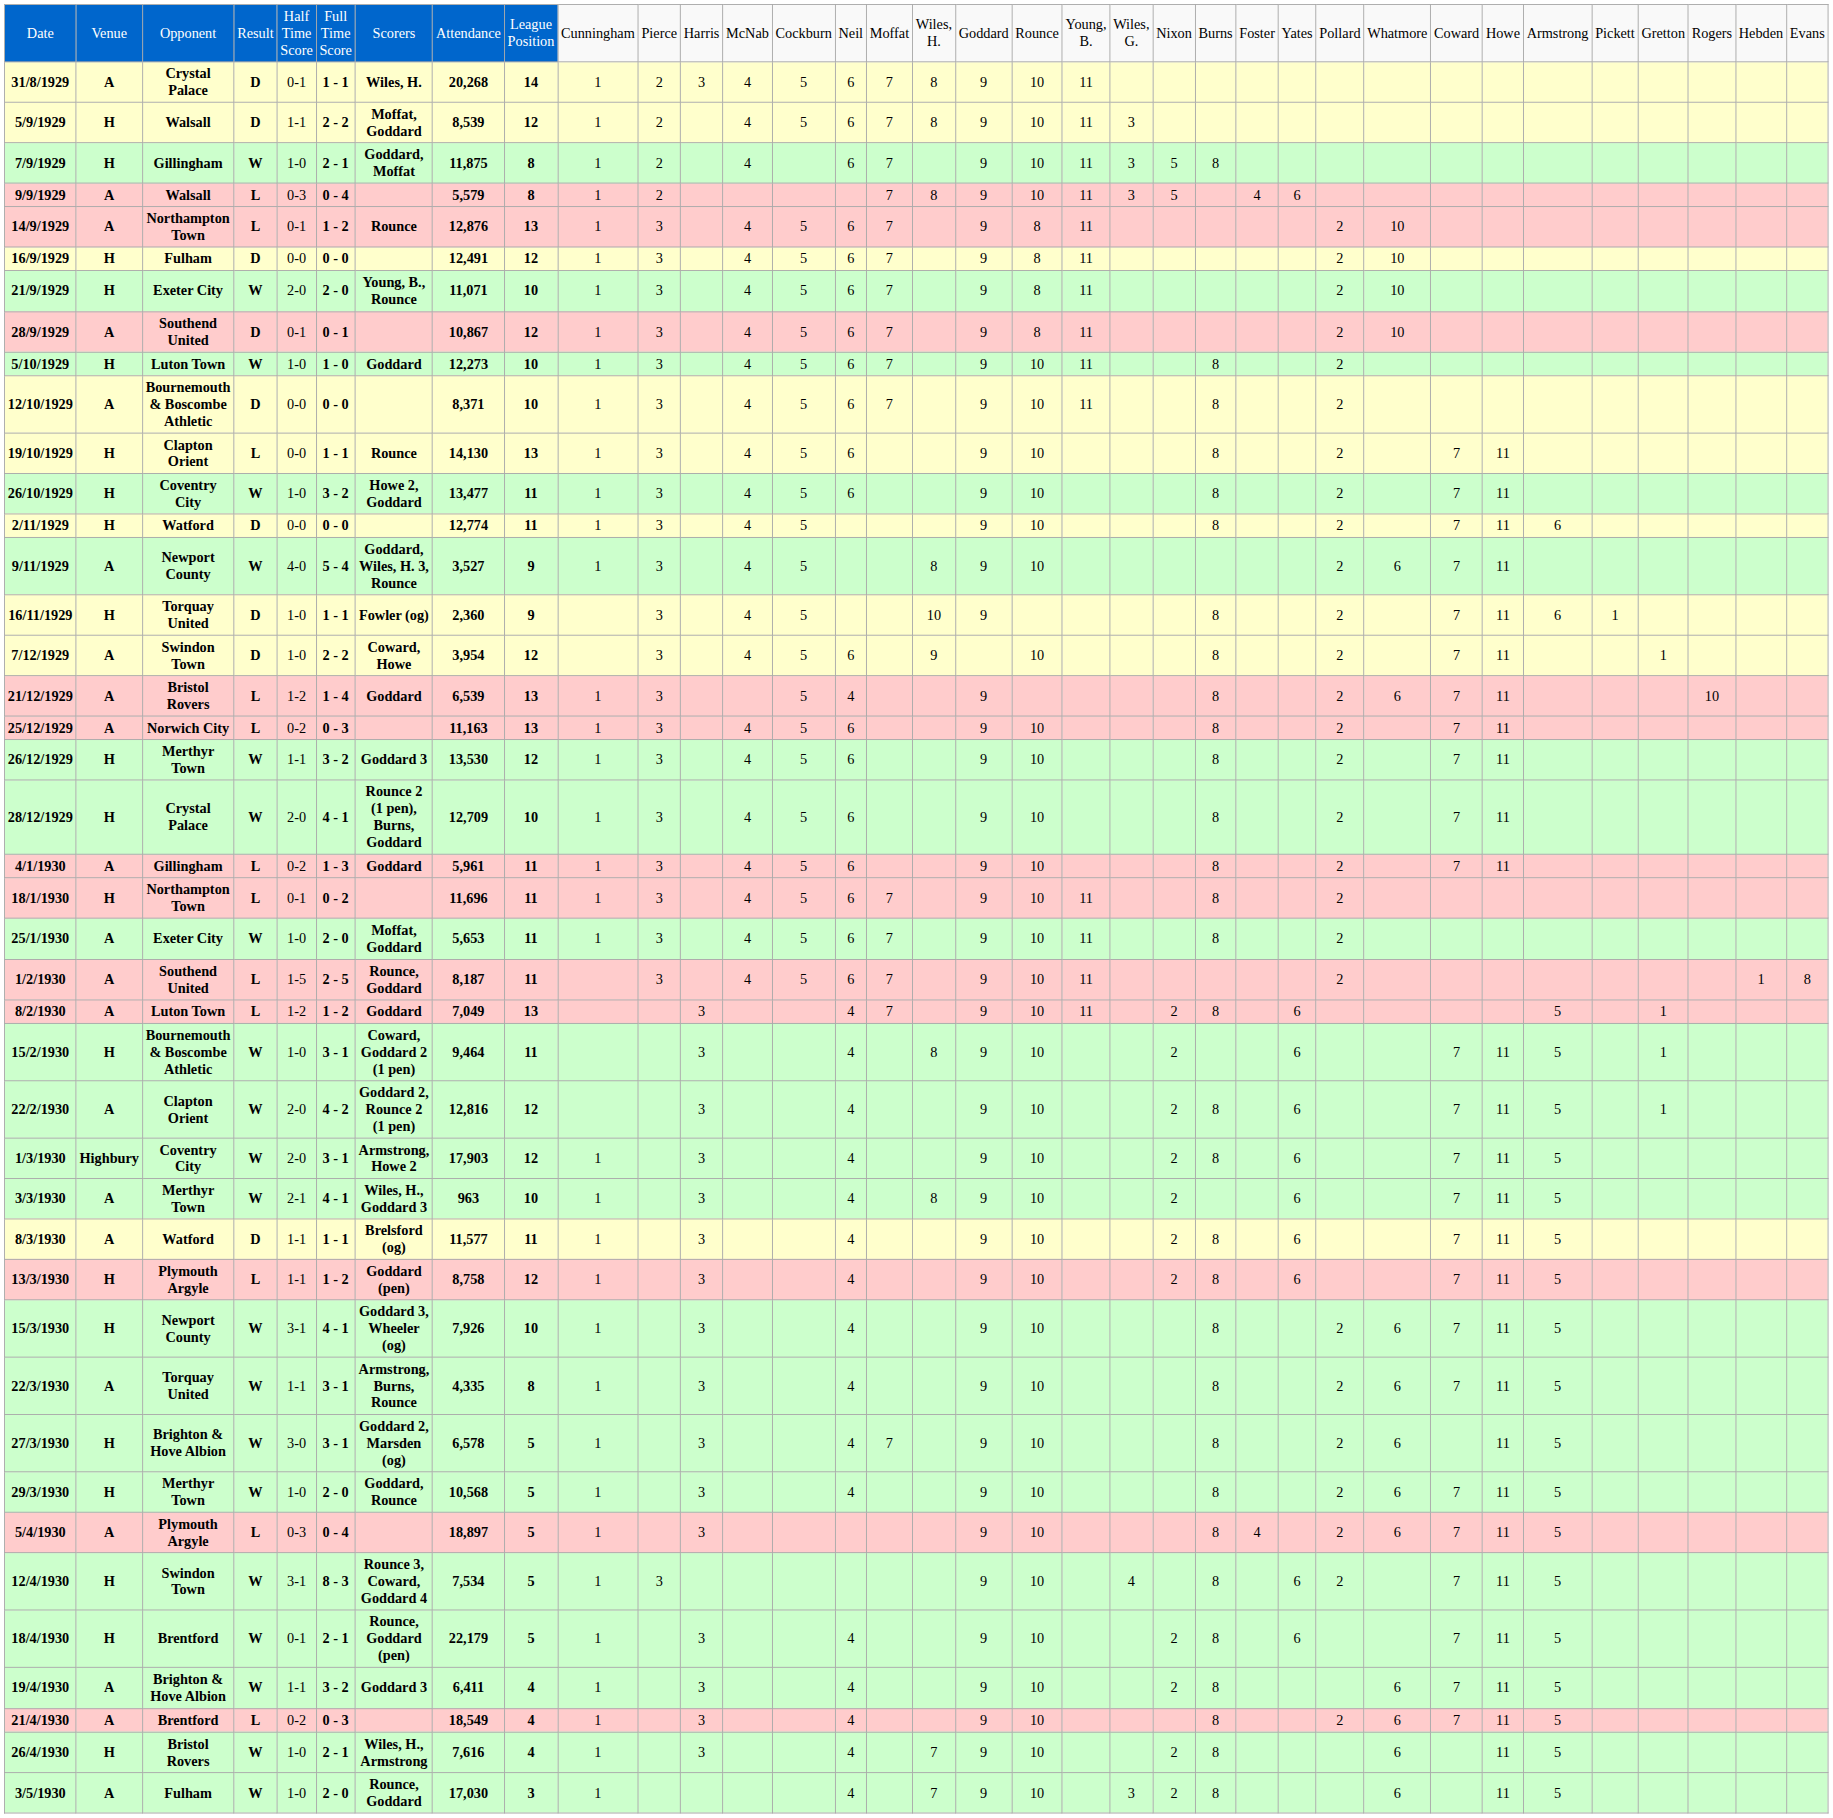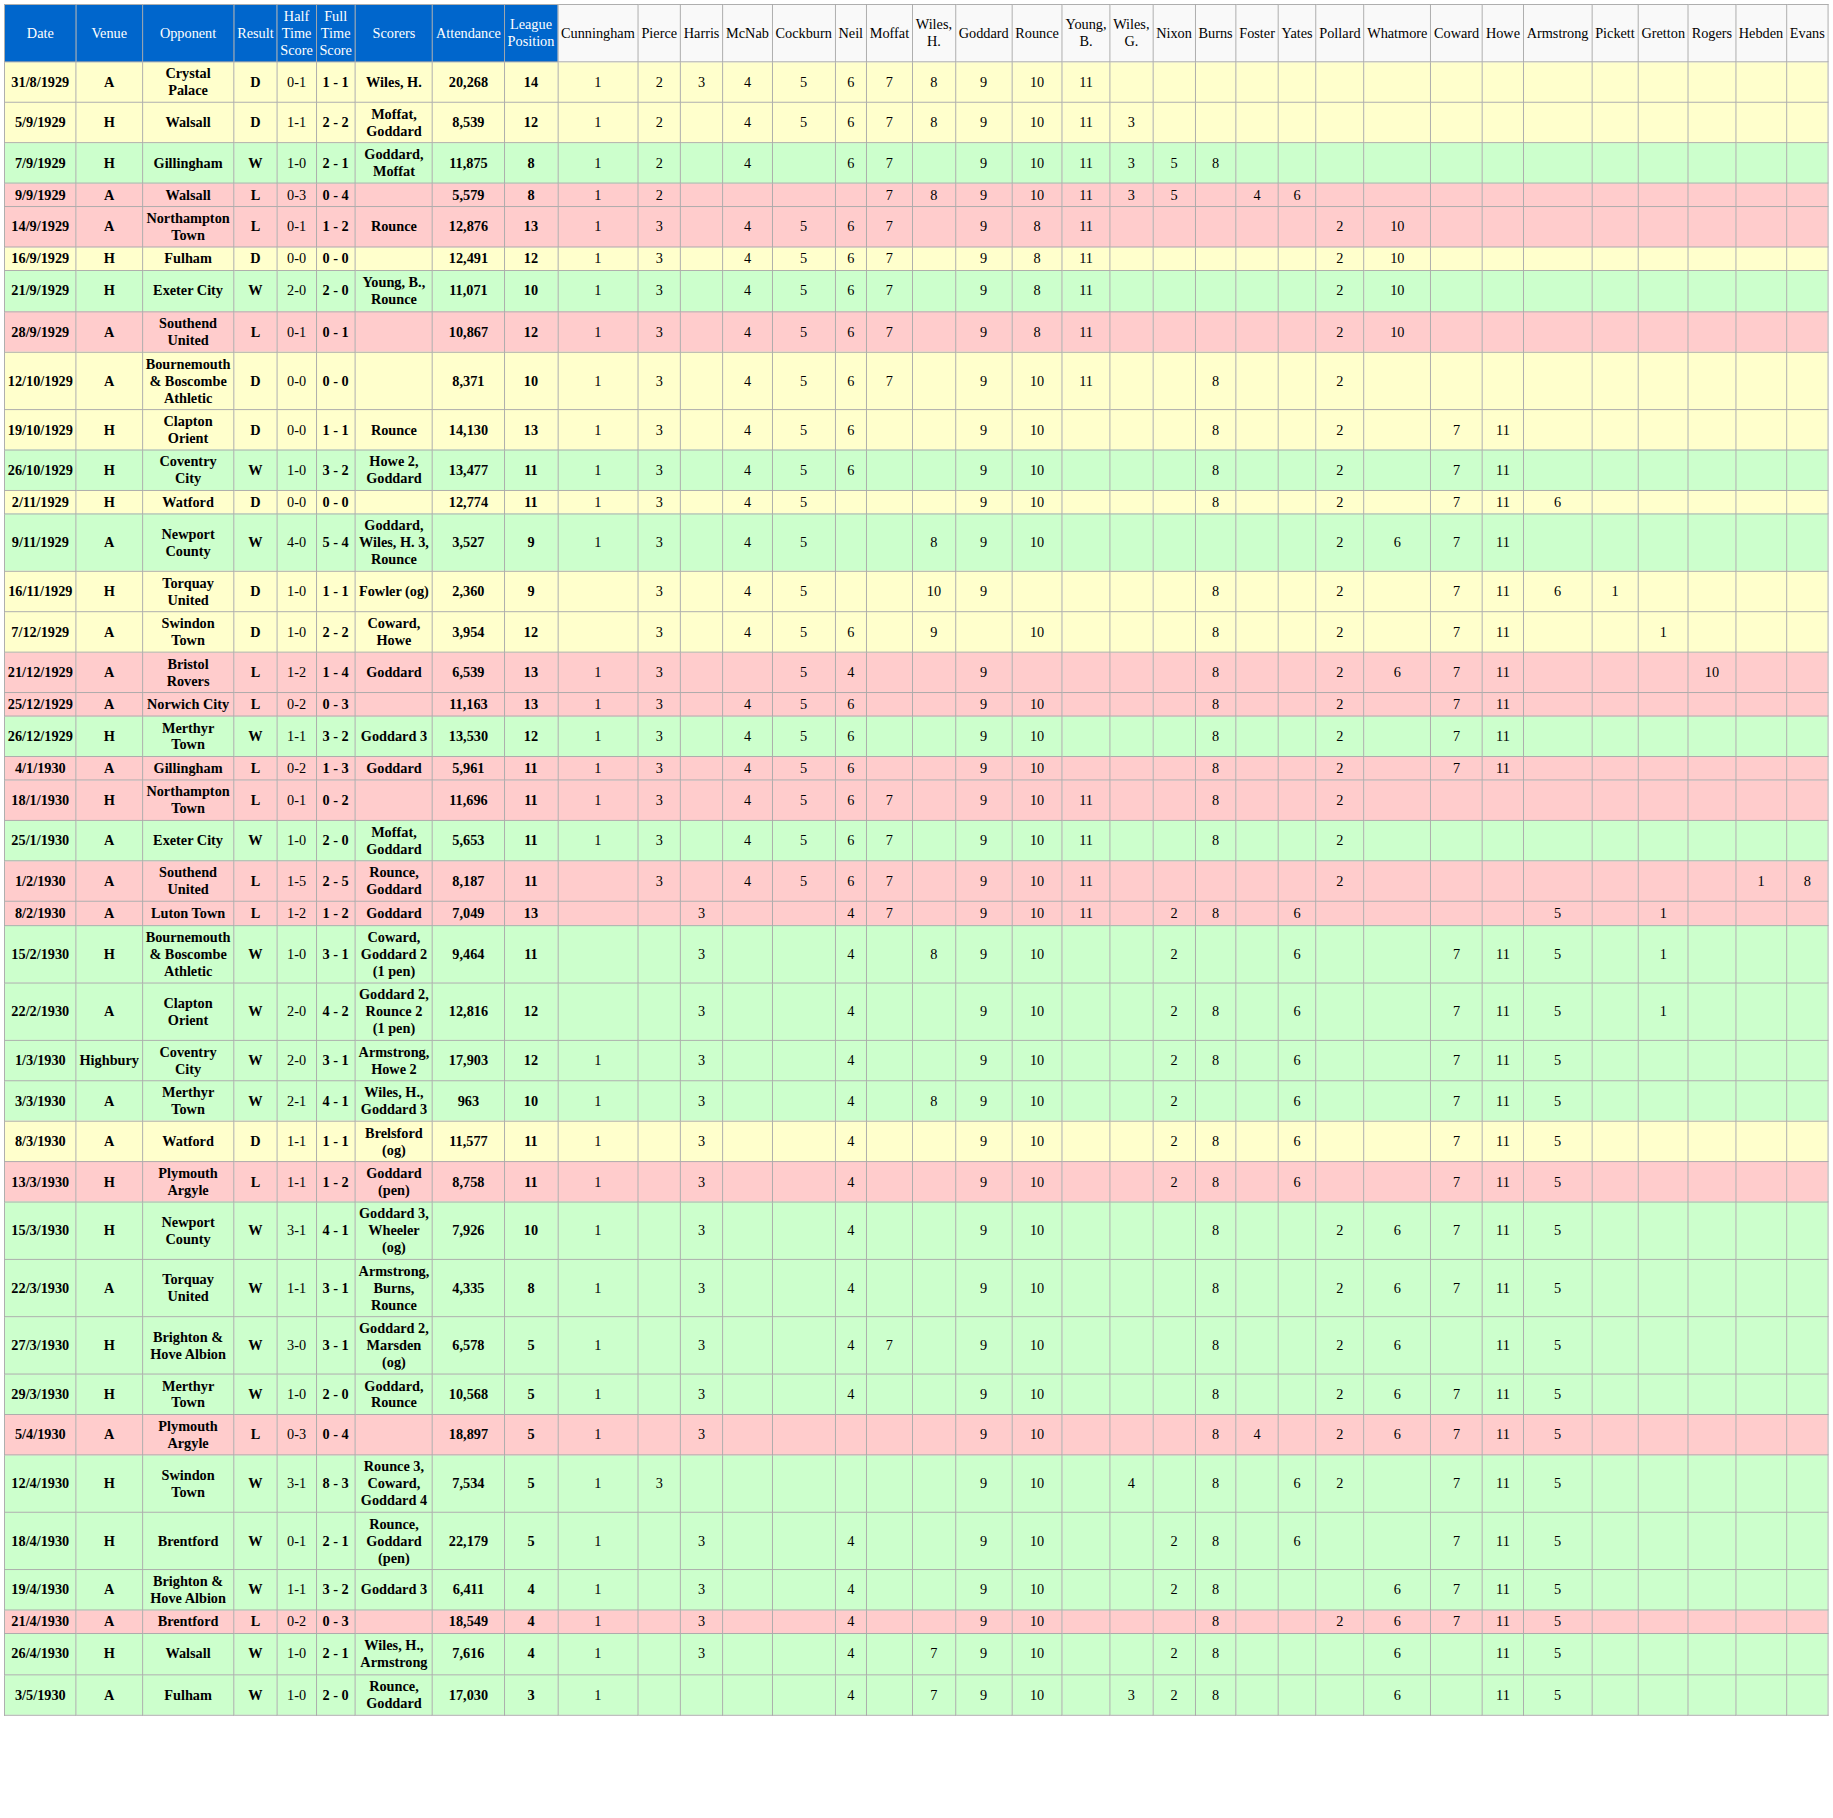(255, 331) D -> (255, 331) L
- row: (40, 363)
(255, 453) L -> (255, 429) D
- row: (40, 817)
(531, 1279) 12 -> (531, 1181) 11
(188, 1752) Bristol Rovers -> (188, 1654) Walsall
